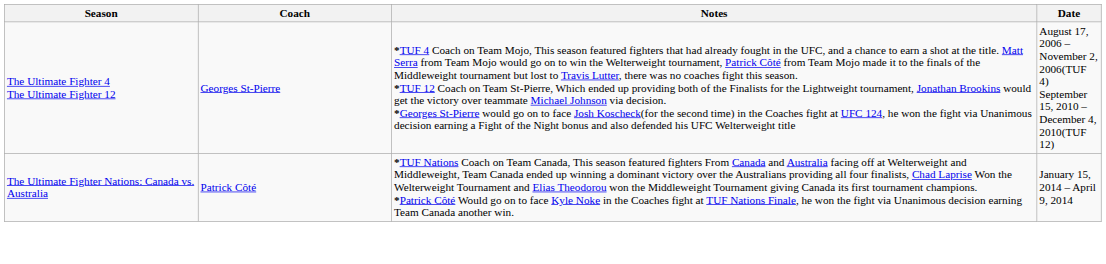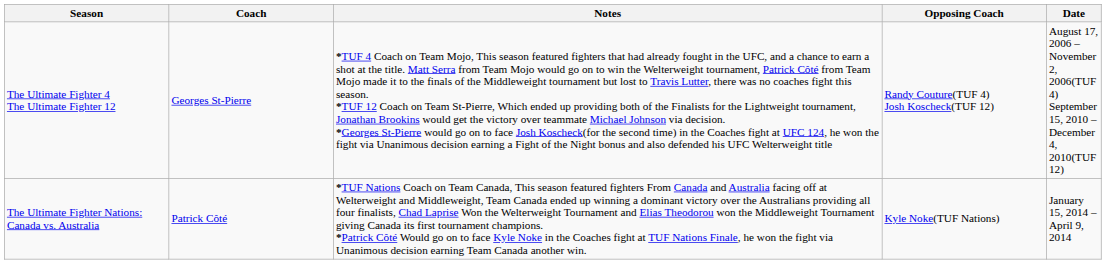+ column: (964, 13)
